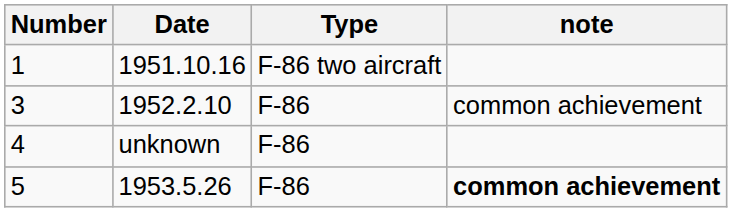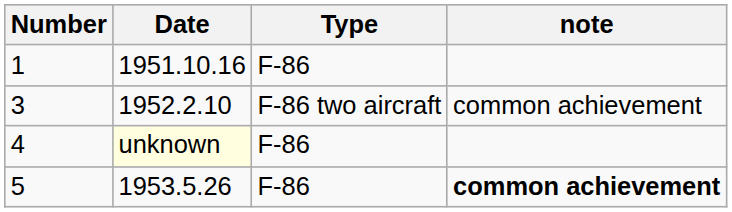(349, 65) F-86 two aircraft -> (284, 65) F-86
(284, 105) F-86 -> (349, 105) F-86 two aircraft
(169, 145) no background -> (169, 145) lightyellow background
